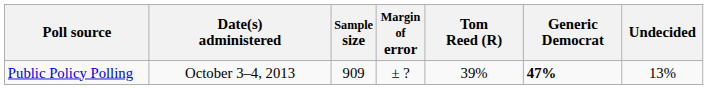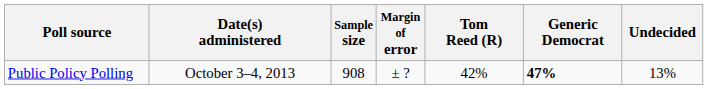(354, 72) 909 -> (354, 72) 908
(474, 72) 39% -> (474, 72) 42%
